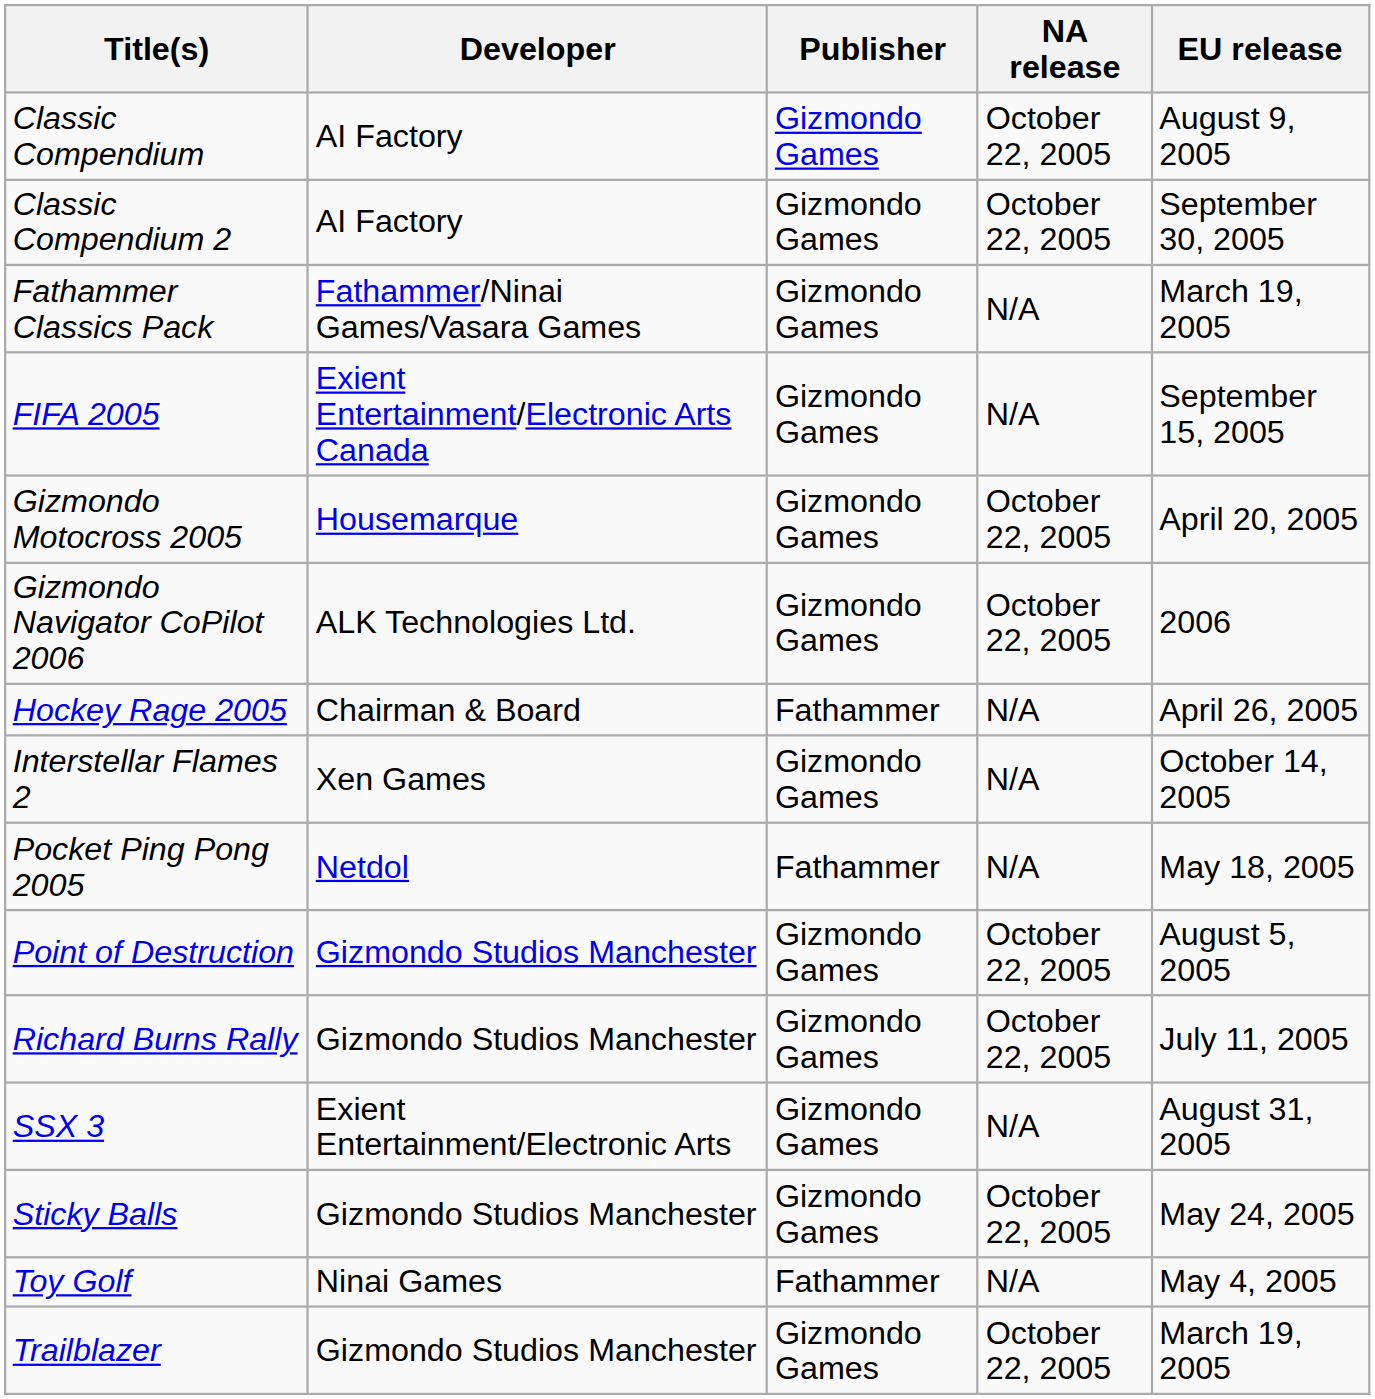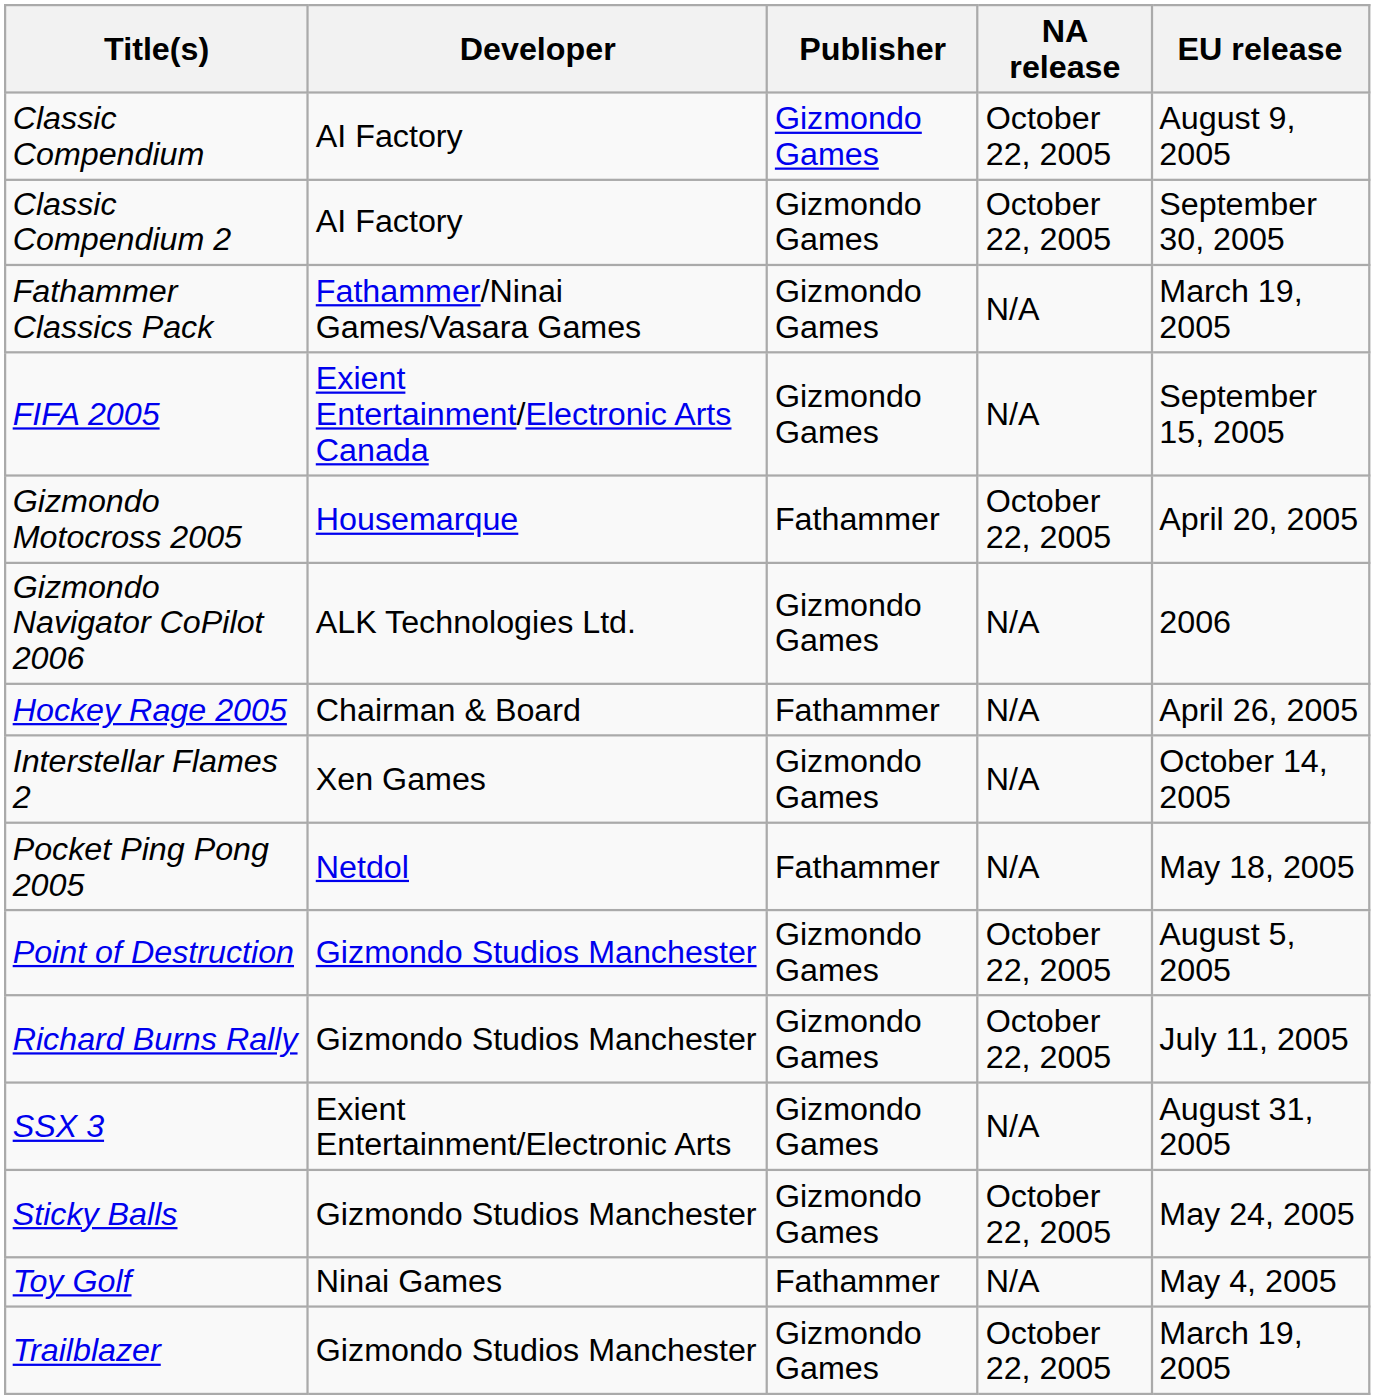(848, 519) Gizmondo Games -> (857, 519) Fathammer
(1048, 623) October 22, 2005 -> (1013, 623) N/A
